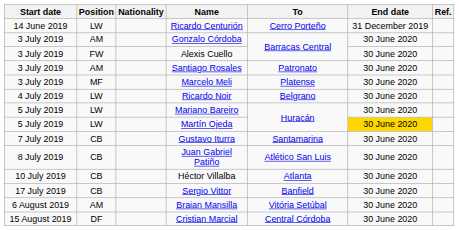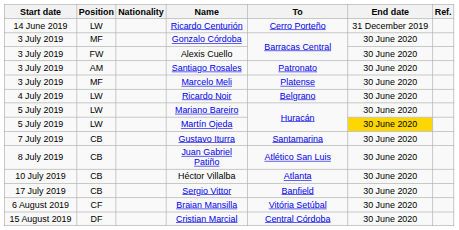(96, 40) AM -> (96, 40) MF
(96, 205) AM -> (96, 205) CF
